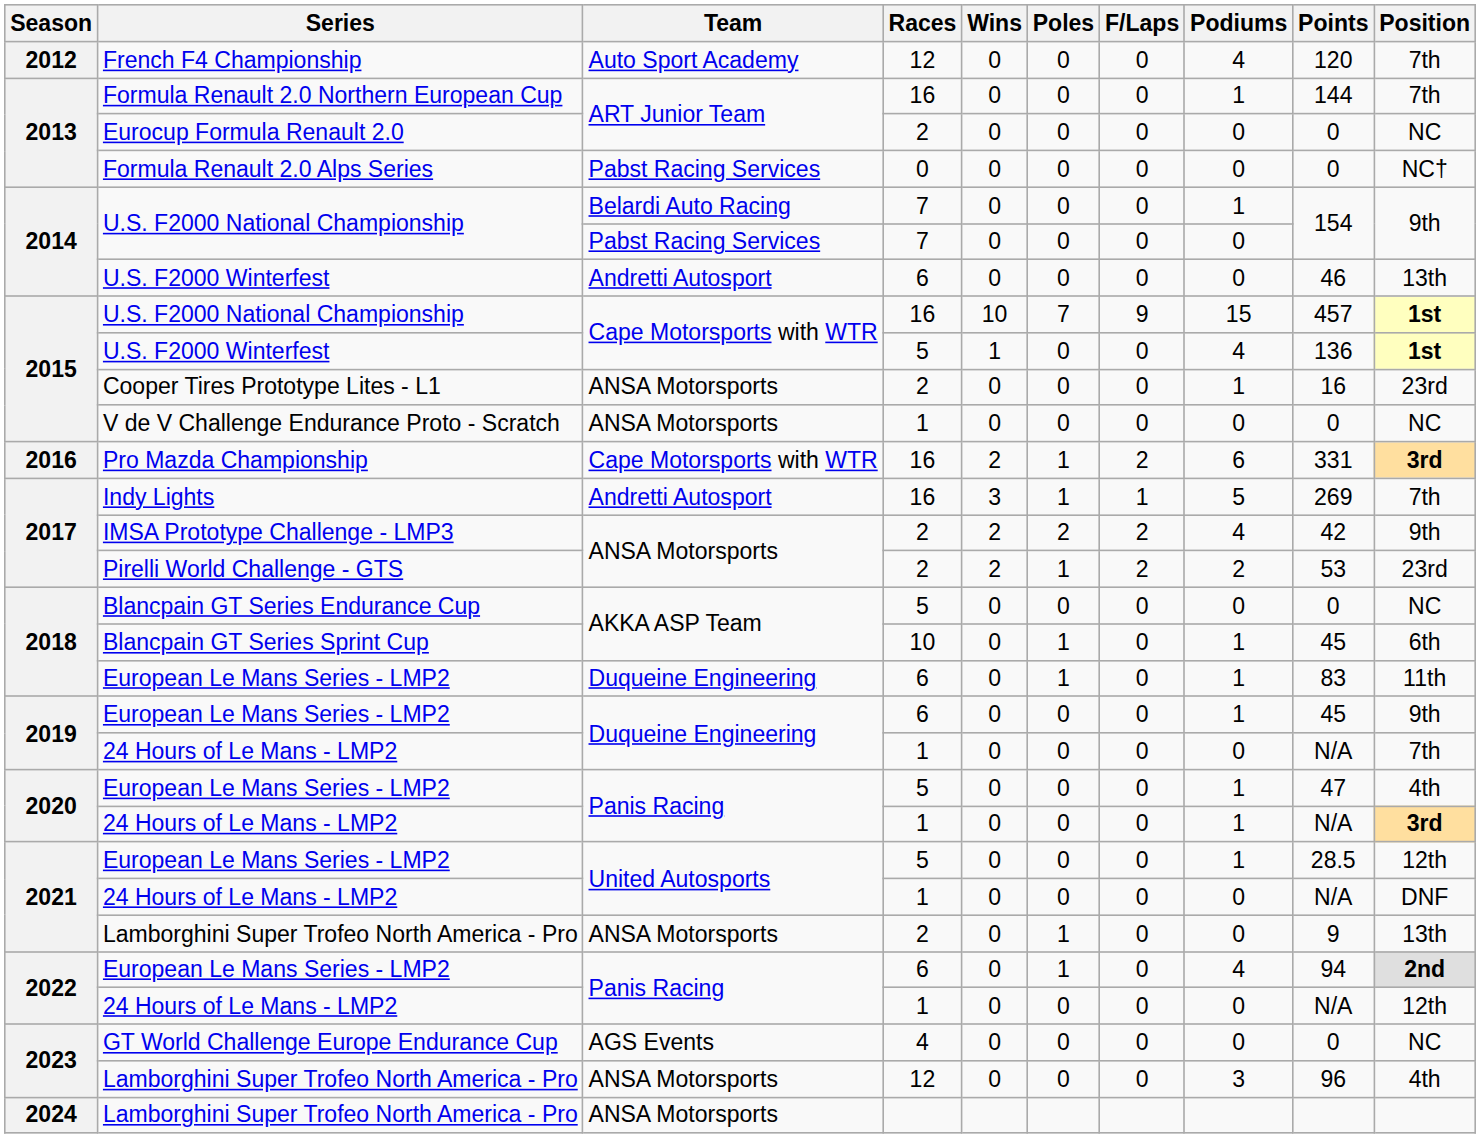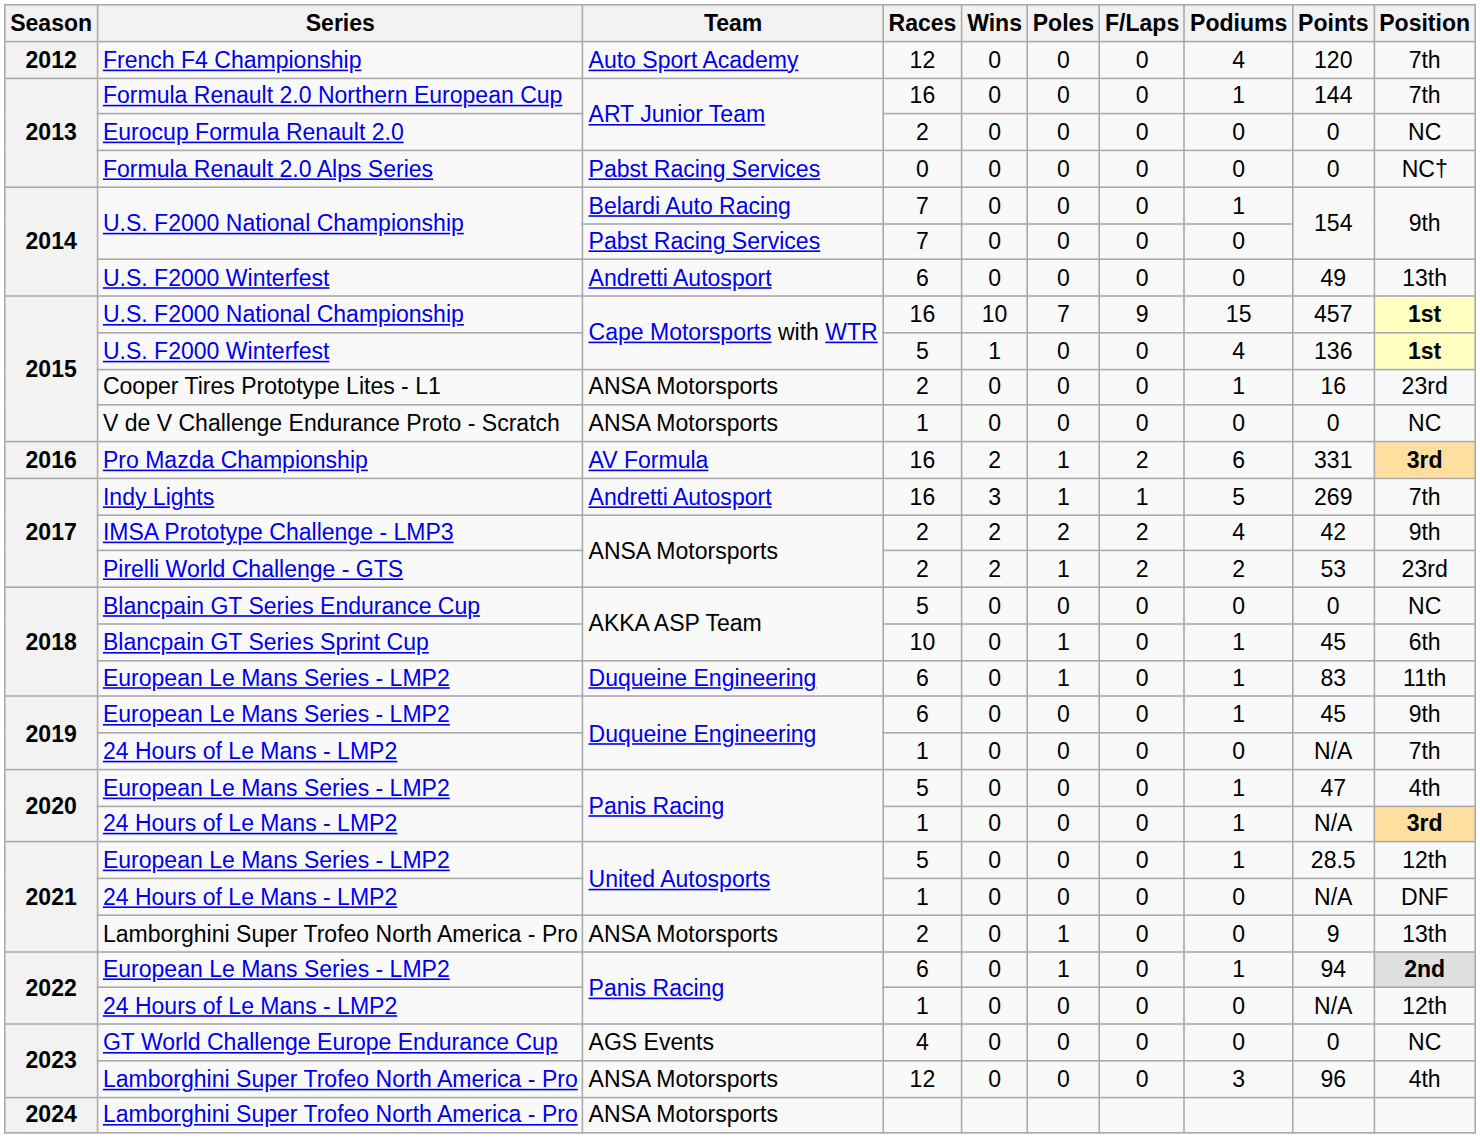(1333, 278) 46 -> (1333, 278) 49
(733, 460) Cape Motorsports with WTR -> (648, 460) AV Formula
(1239, 970) 4 -> (1239, 970) 1
